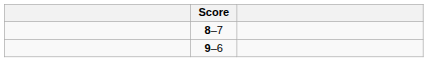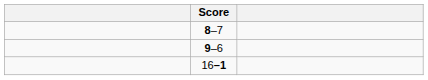+ row: (214, 65)
